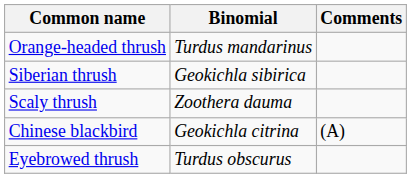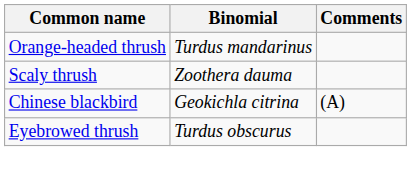- row: (63, 74)
